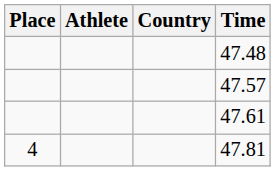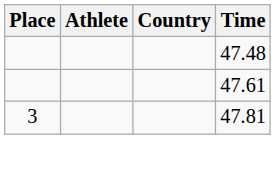- row: (243, 85)
(32, 149) 4 -> (32, 117) 3
